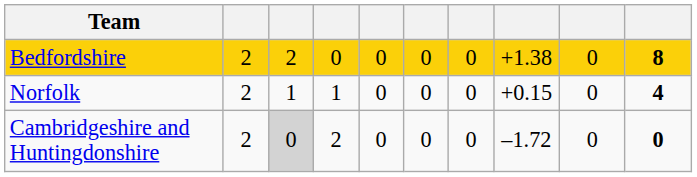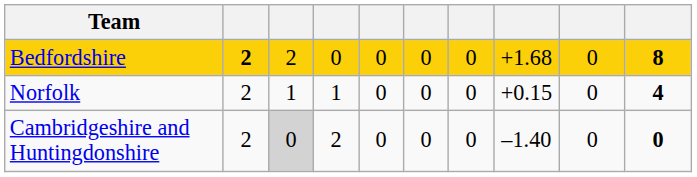(246, 57) normal -> (246, 57) bold
(526, 57) +1.38 -> (526, 57) +1.68
(526, 140) –1.72 -> (526, 140) –1.40
